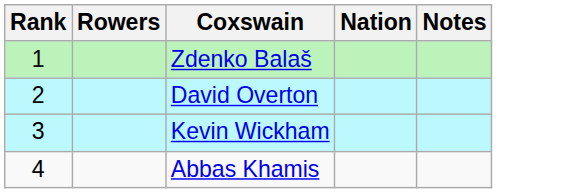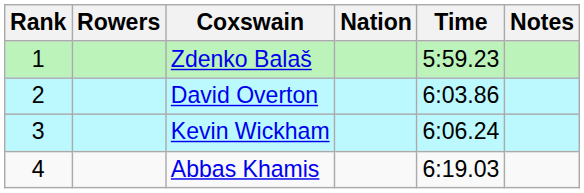+ column: (461, 22)
